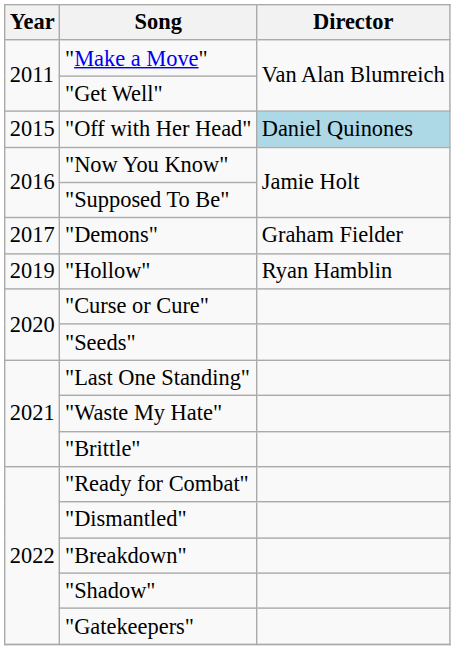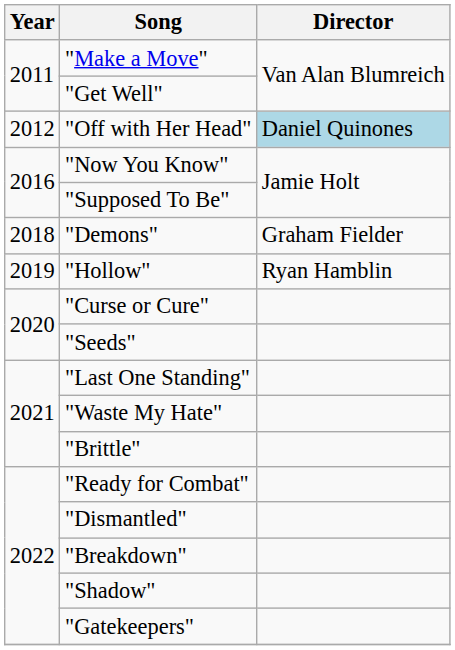(32, 128) 2015 -> (32, 128) 2012
(32, 235) 2017 -> (32, 235) 2018
